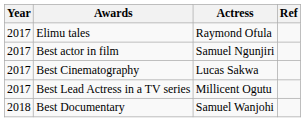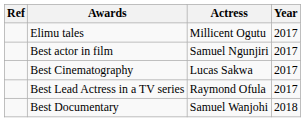columns swapped: (19, 13) <-> (289, 13)
(234, 32) Raymond Ofula -> (228, 32) Millicent Ogutu
(234, 88) Millicent Ogutu -> (228, 88) Raymond Ofula
